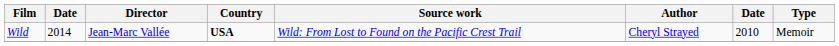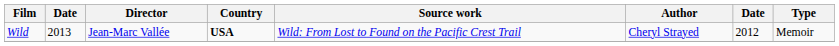(59, 32) 2014 -> (59, 32) 2013
(747, 32) 2010 -> (747, 32) 2012
